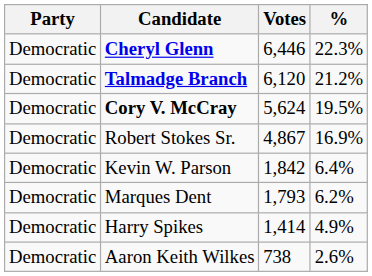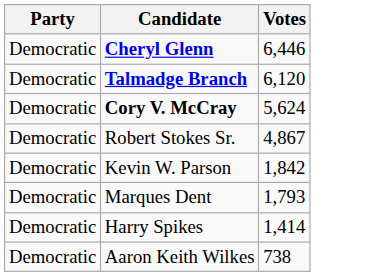- column: (339, 19)
